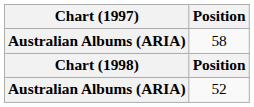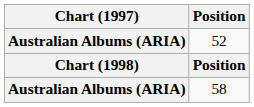rows swapped: (219, 89) <-> (219, 41)
